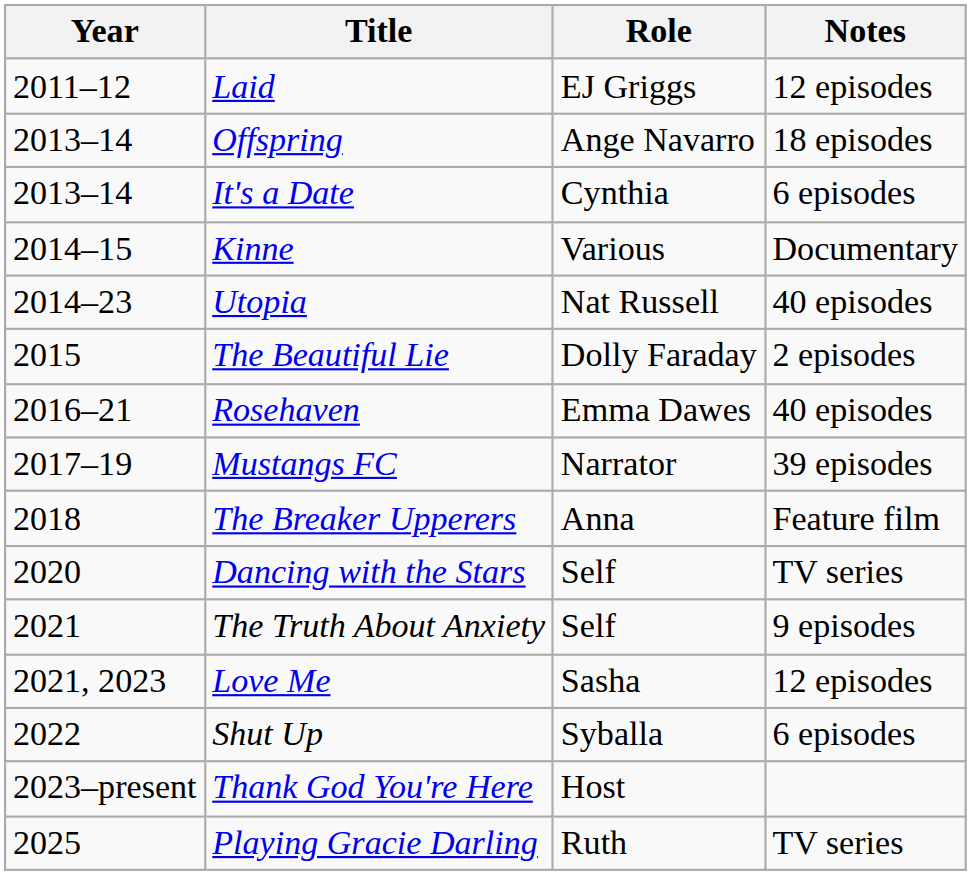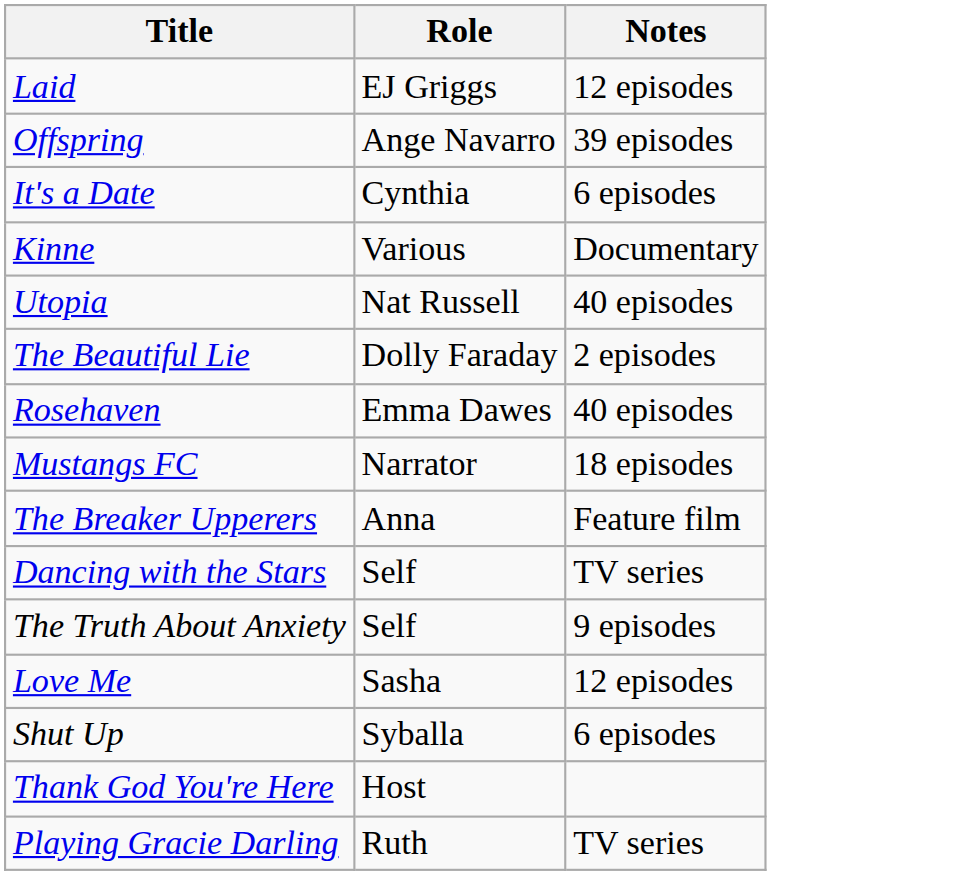- column: (105, 31)
(852, 139) 18 episodes -> (653, 139) 39 episodes
(852, 463) 39 episodes -> (653, 463) 18 episodes
